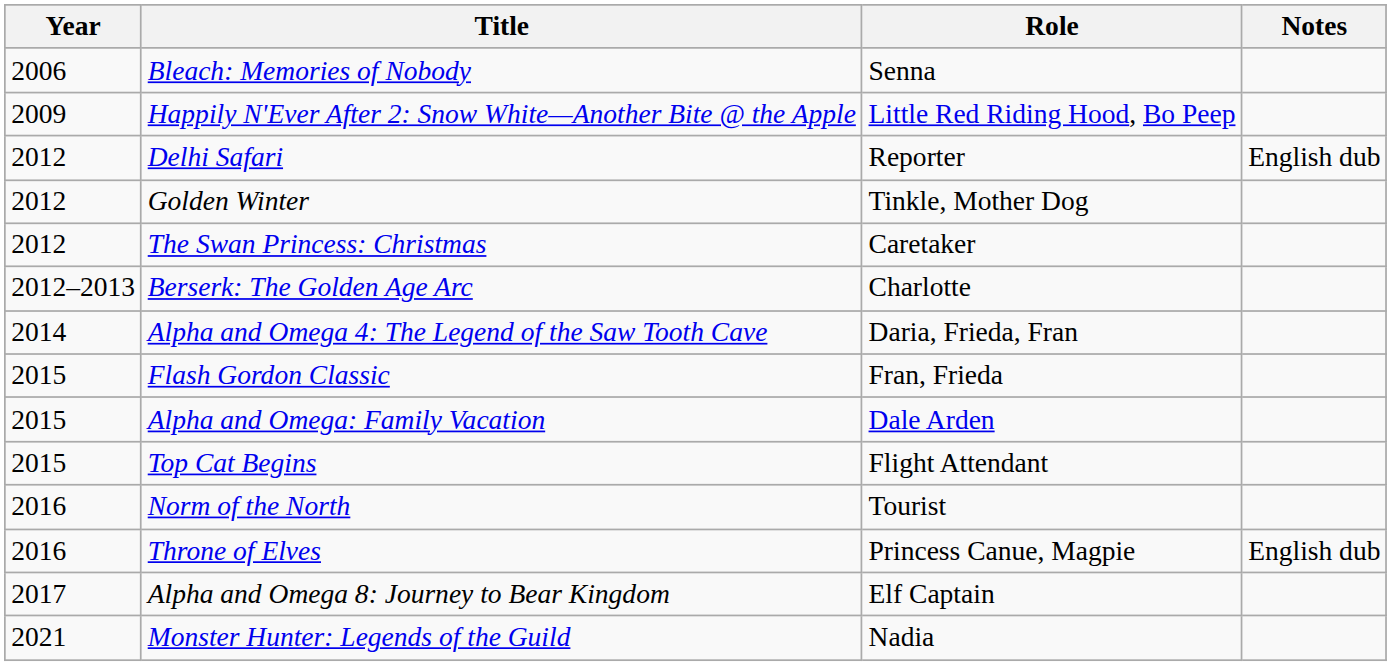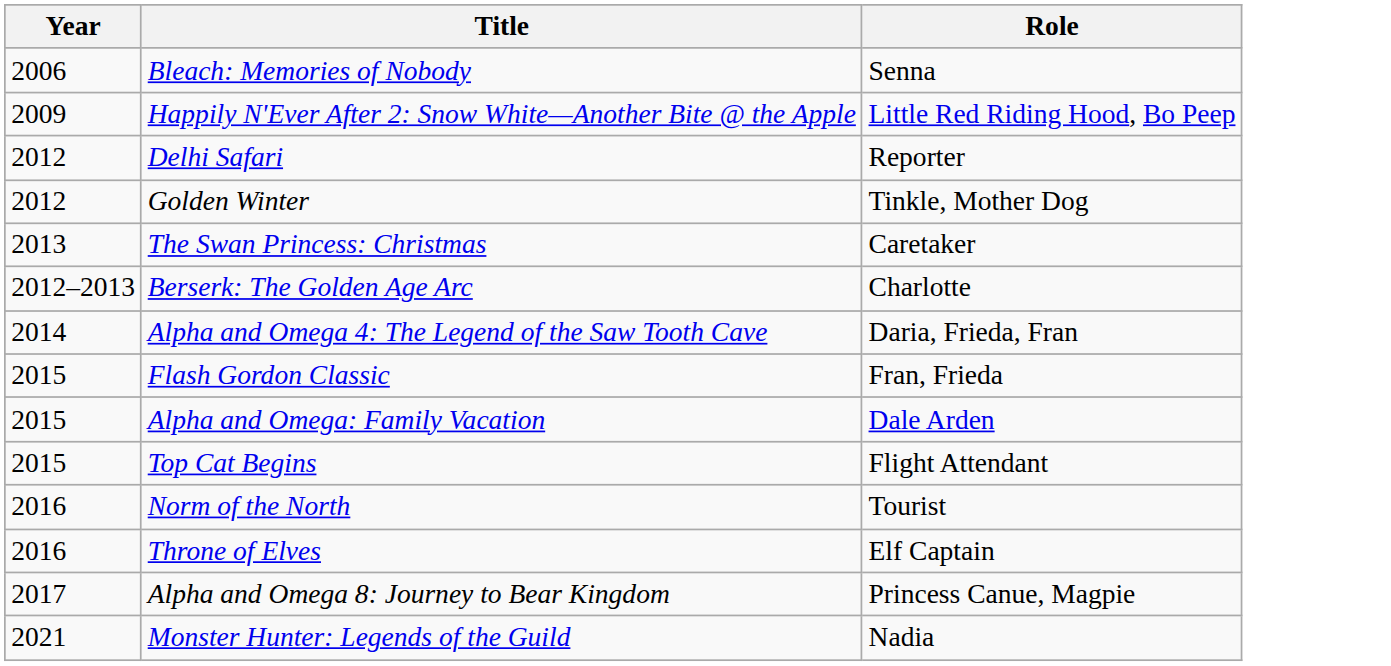- column: (1314, 26)
(39, 244) 2012 -> (39, 244) 2013
(1002, 550) Princess Canue, Magpie -> (932, 550) Elf Captain
(932, 593) Elf Captain -> (1002, 593) Princess Canue, Magpie
